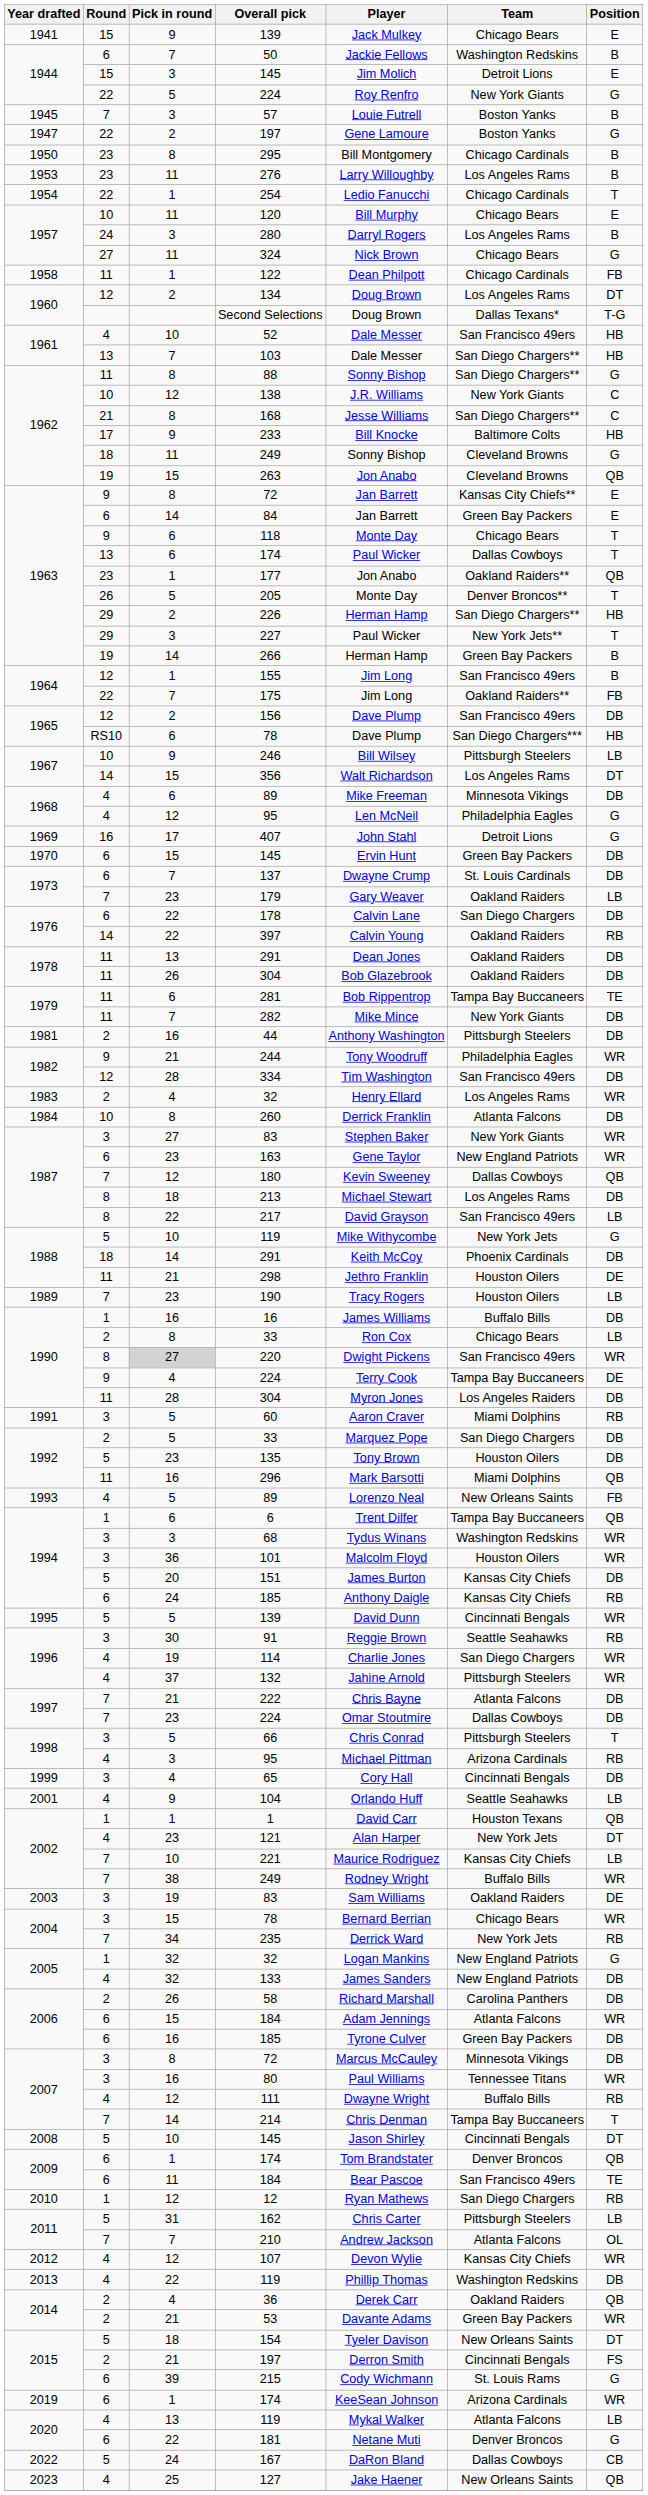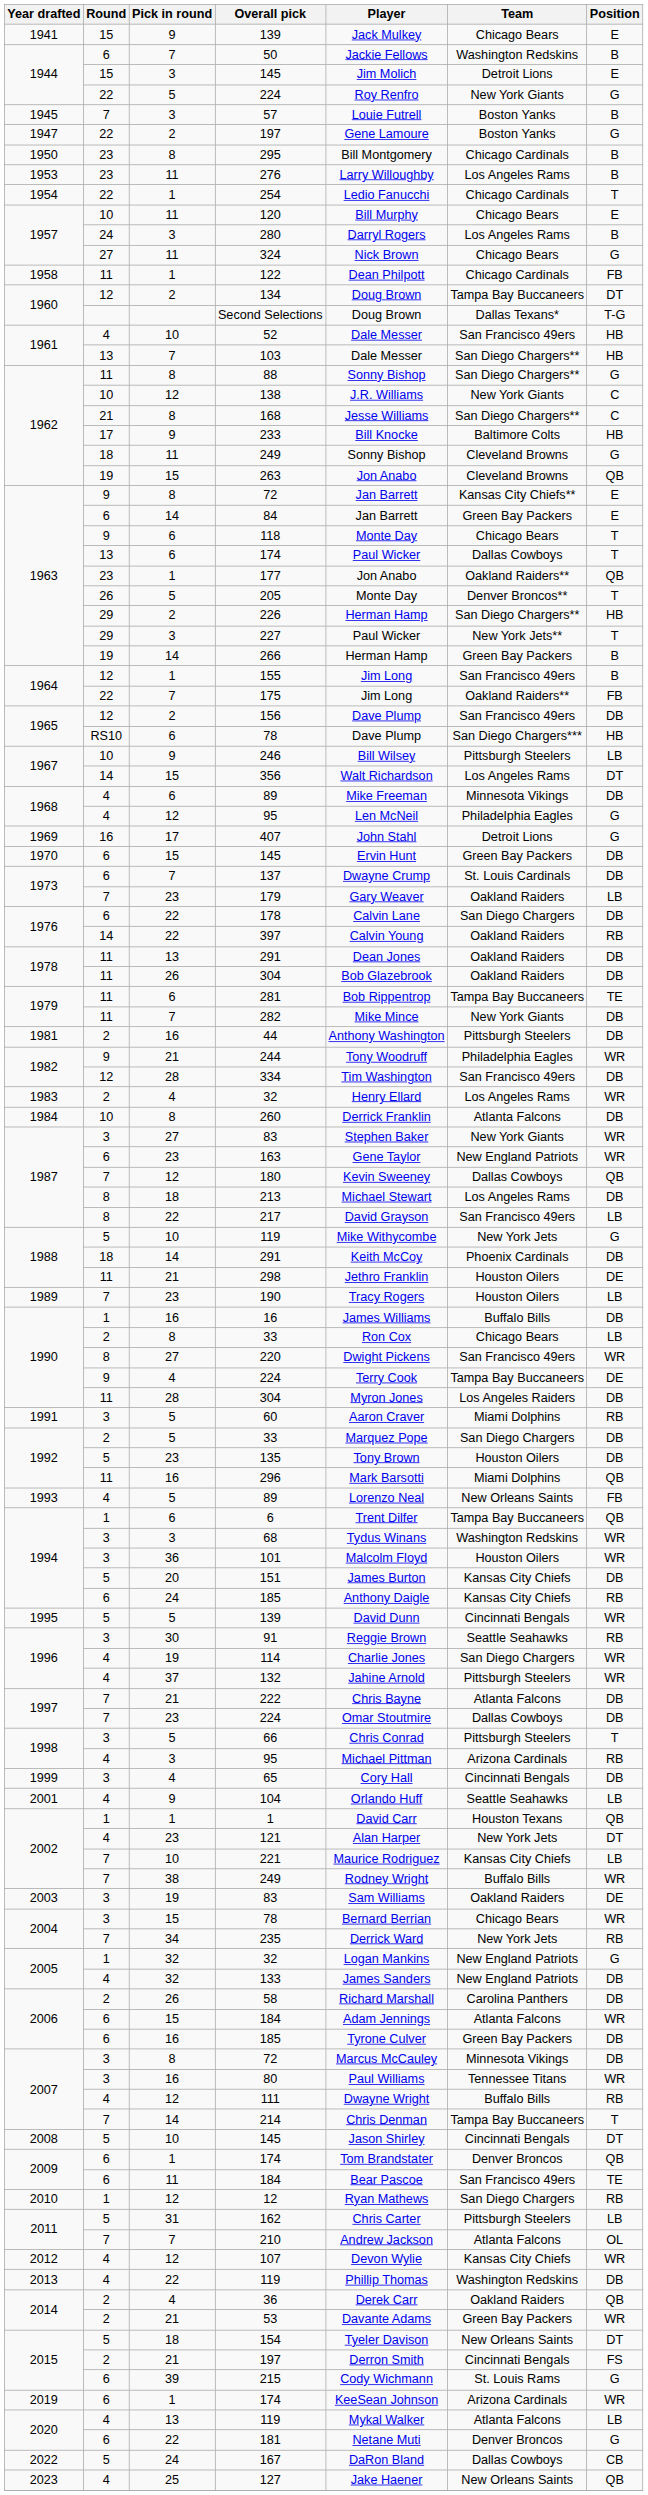(517, 295) Los Angeles Rams -> (517, 295) Tampa Bay Buccaneers
(172, 1357) lightgrey background -> (172, 1357) no background
